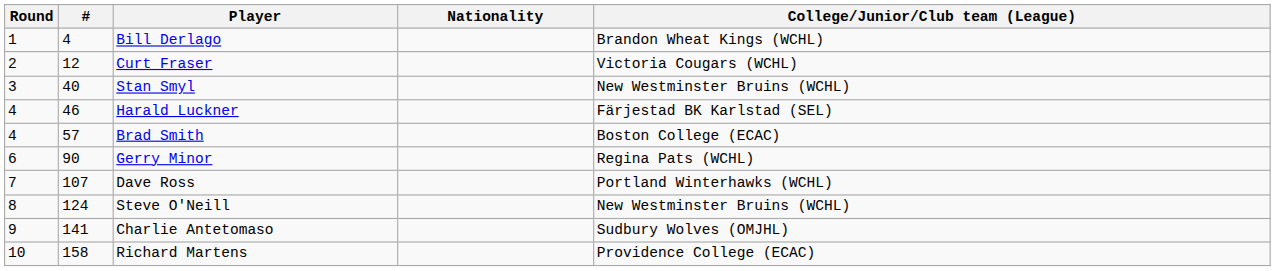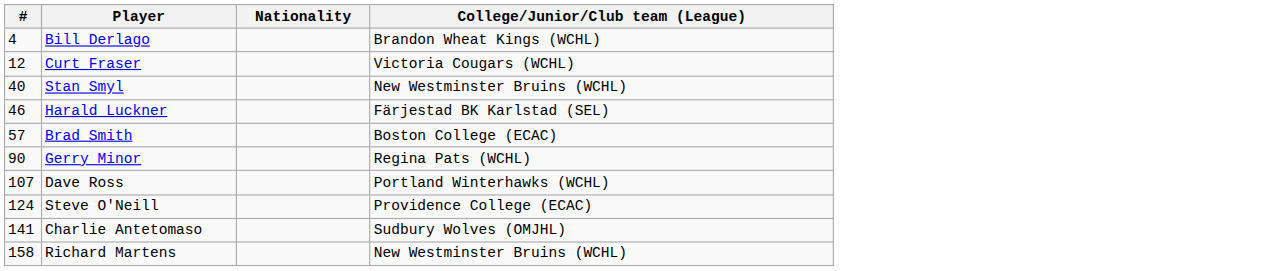- column: (32, 16)
(724, 206) New Westminster Bruins (WCHL) -> (483, 206) Providence College (ECAC)
(706, 254) Providence College (ECAC) -> (500, 254) New Westminster Bruins (WCHL)
